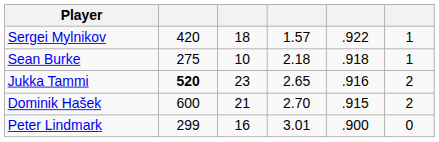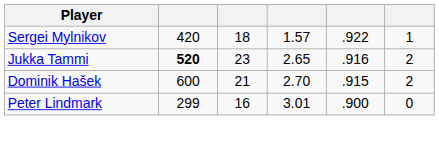- row: (44, 59)
